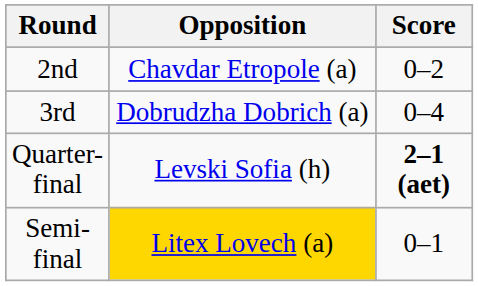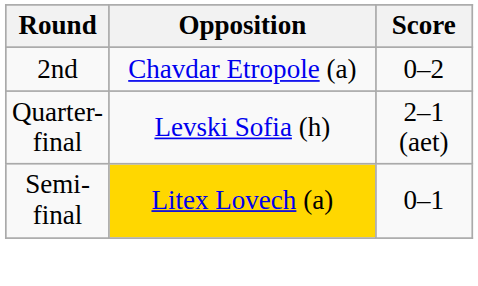- row: (58, 111)
(424, 169) bold -> (424, 126) normal
